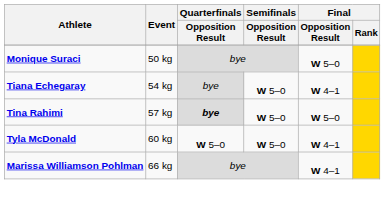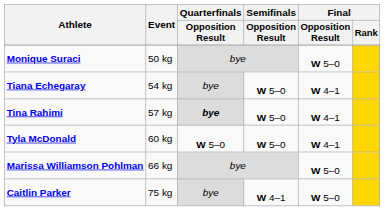(325, 118) W 5–0 -> (325, 118) W 4–1
(325, 171) W 4–1 -> (325, 171) W 5–0
+ row: (39, 193)
